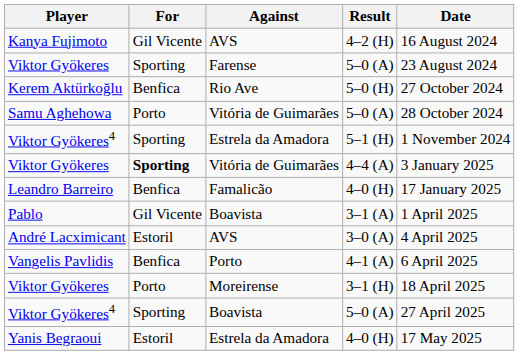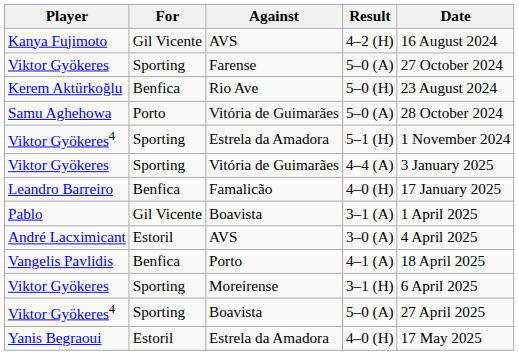(449, 64) 23 August 2024 -> (452, 64) 27 October 2024
(452, 88) 27 October 2024 -> (449, 88) 23 August 2024
(161, 165) bold -> (159, 165) normal
(439, 261) 6 April 2025 -> (443, 261) 18 April 2025
(149, 285) Porto -> (159, 285) Sporting
(443, 285) 18 April 2025 -> (439, 285) 6 April 2025
